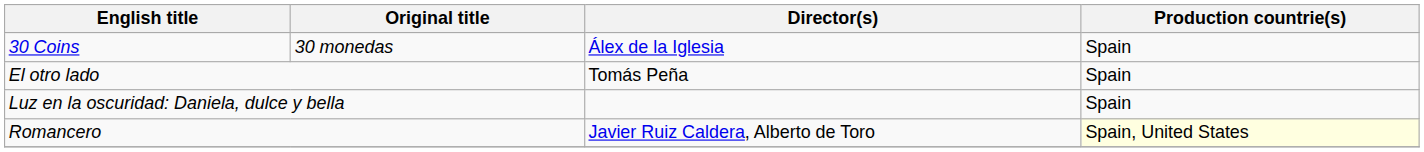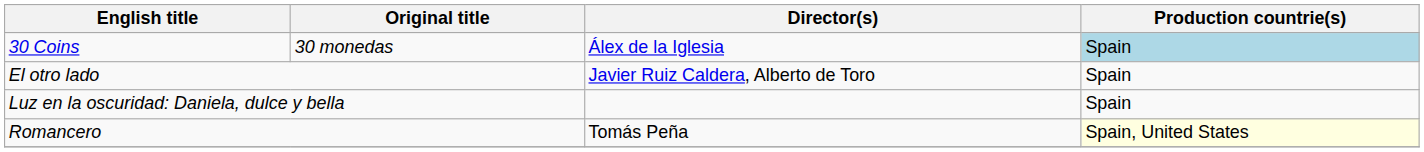(1108, 47) no background -> (1108, 47) lightblue background
(638, 75) Tomás Peña -> (732, 75) Javier Ruiz Caldera, Alberto de Toro
(732, 132) Javier Ruiz Caldera, Alberto de Toro -> (638, 132) Tomás Peña
